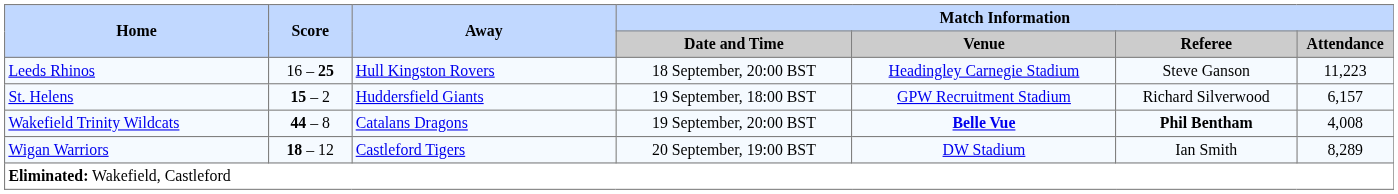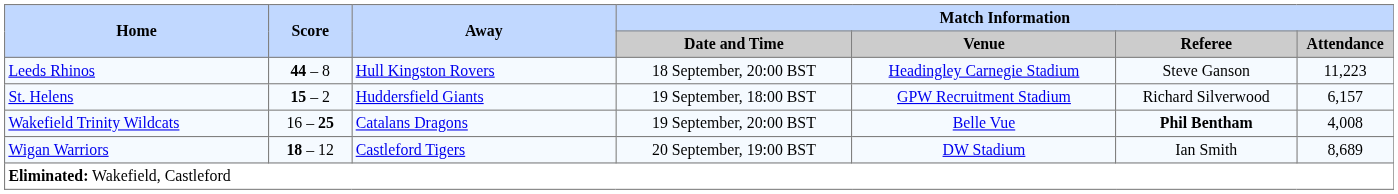(310, 70) 16 – 25 -> (310, 70) 44 – 8
(310, 123) 44 – 8 -> (310, 123) 16 – 25
(984, 123) bold -> (984, 123) normal
(1345, 149) 8,289 -> (1345, 149) 8,689
